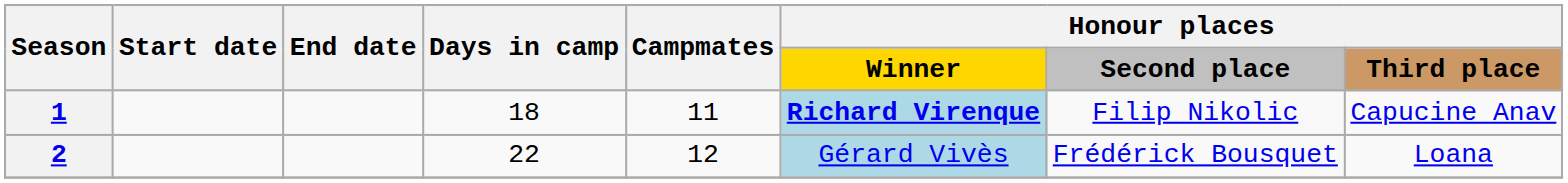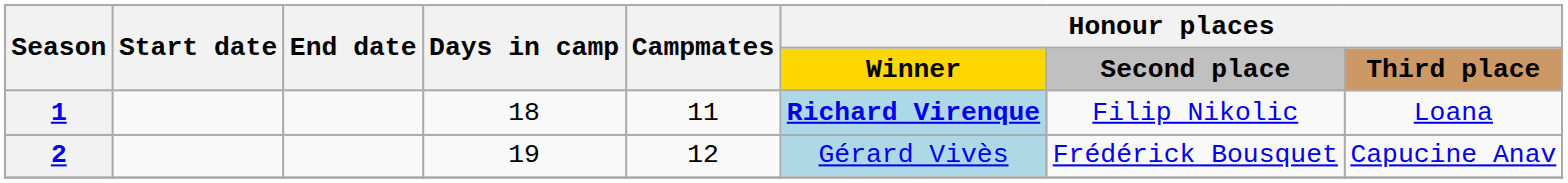(1453, 113) Capucine Anav -> (1453, 113) Loana
(524, 156) 22 -> (524, 156) 19
(1453, 156) Loana -> (1453, 156) Capucine Anav
